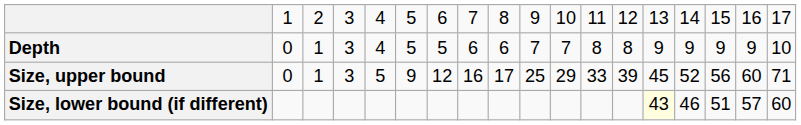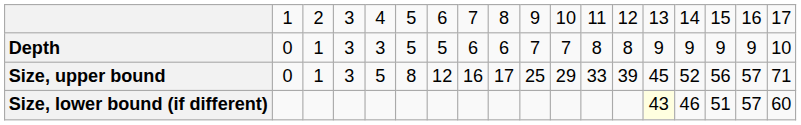(380, 47) 4 -> (380, 47) 3
(411, 76) 9 -> (411, 76) 8
(752, 76) 60 -> (752, 76) 57
